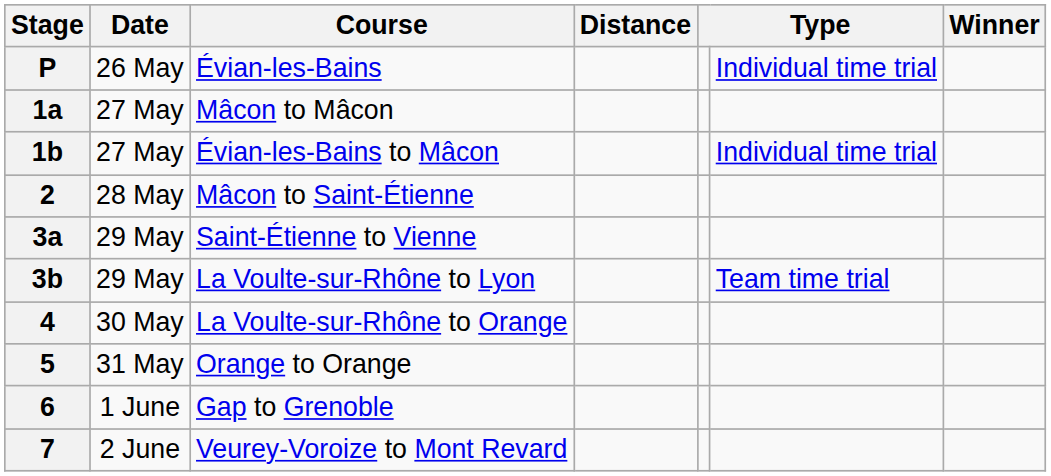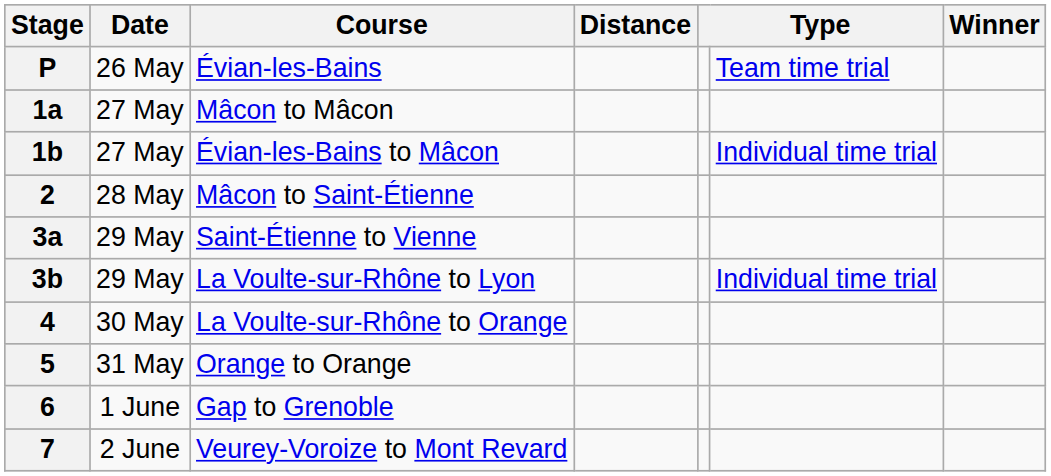(826, 68) Individual time trial -> (803, 68) Team time trial
(803, 279) Team time trial -> (826, 279) Individual time trial
